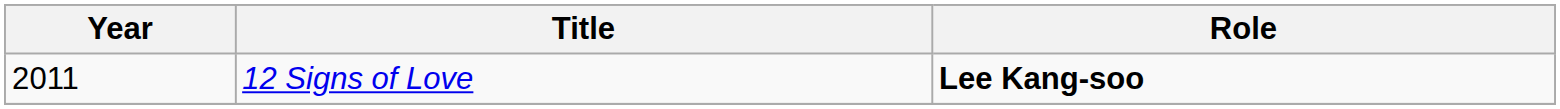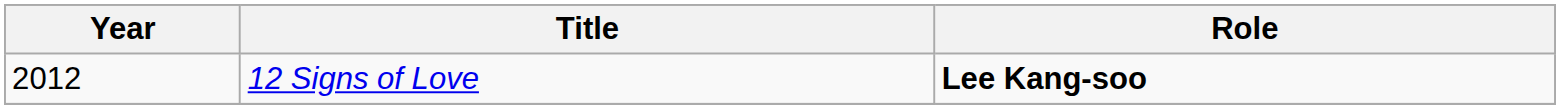(45, 78) 2011 -> (47, 78) 2012
